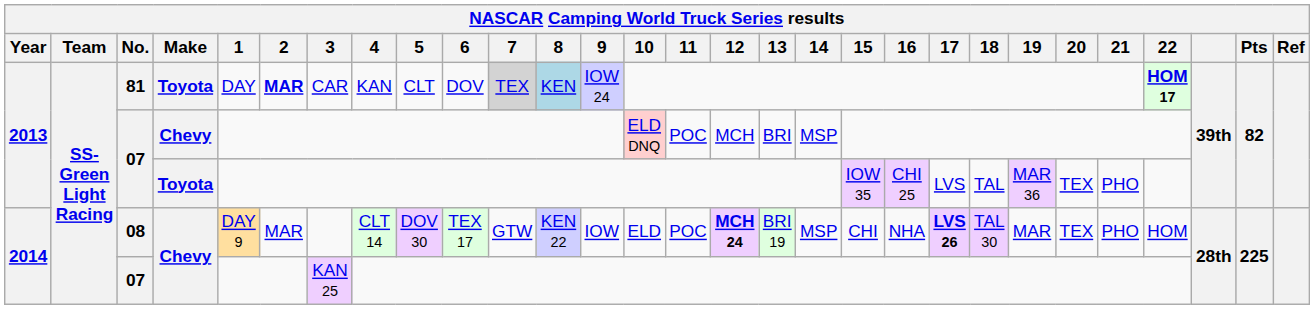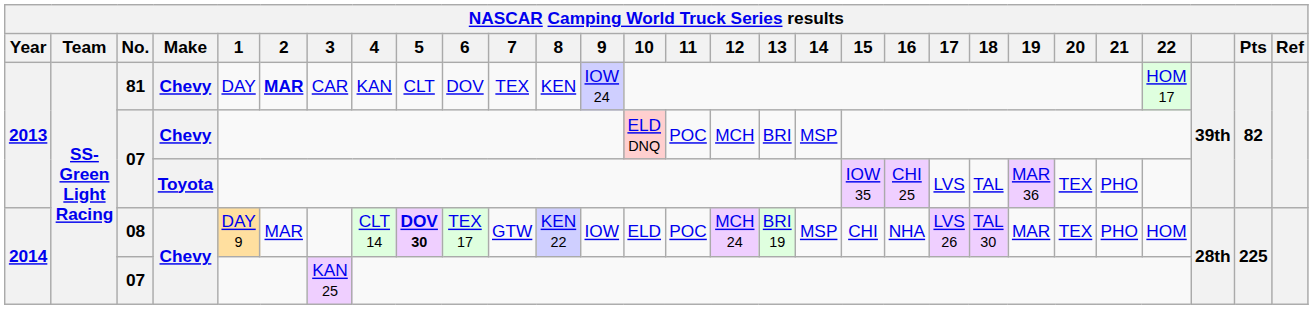(185, 86) Toyota -> (185, 86) Chevy
(512, 86) lightgrey background -> (512, 86) no background
(558, 86) lightblue background -> (558, 86) no background
(1167, 86) bold -> (1167, 85) normal
(419, 231) normal -> (419, 232) bold
(735, 232) bold -> (735, 231) normal
(950, 232) bold -> (949, 231) normal
